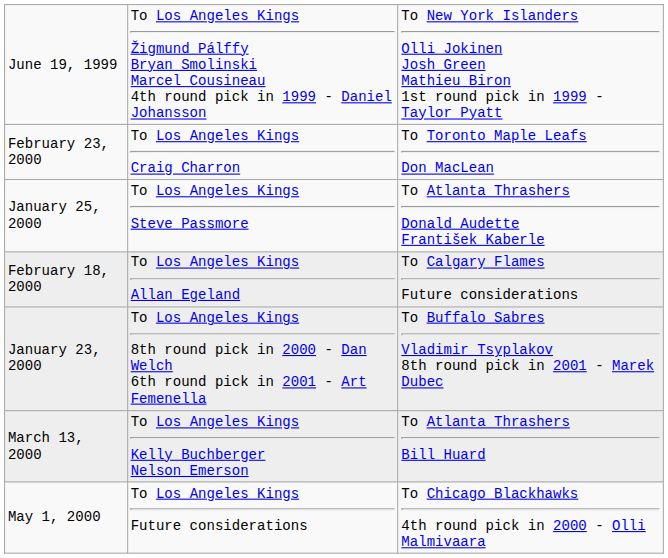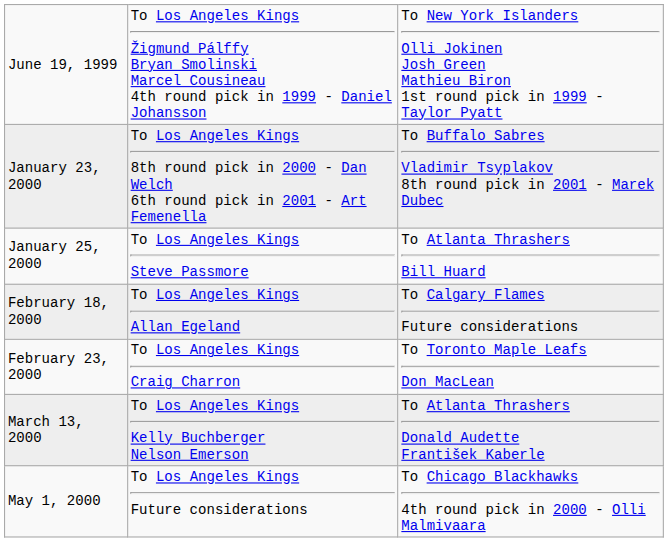rows swapped: (54, 359) <-> (58, 152)
(531, 216) To Atlanta Thrashers Donald Audette František Kaberle -> (531, 256) To Atlanta Thrashers Bill Huard
(531, 438) To Atlanta Thrashers Bill Huard -> (531, 430) To Atlanta Thrashers Donald Audette František Kaberle
